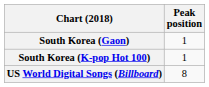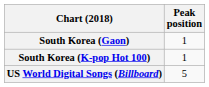(184, 73) 8 -> (184, 73) 5
